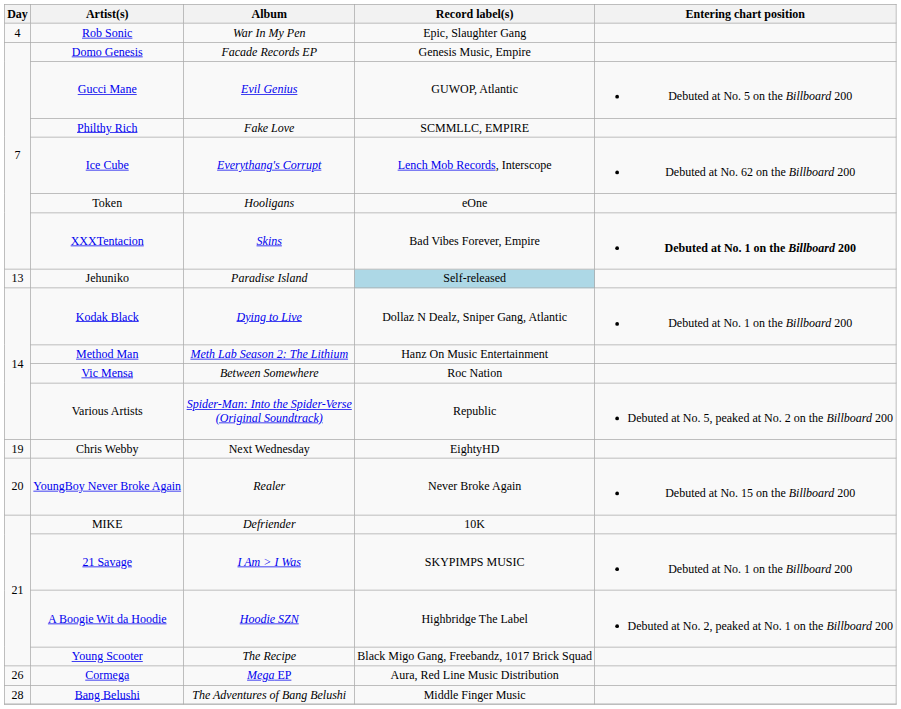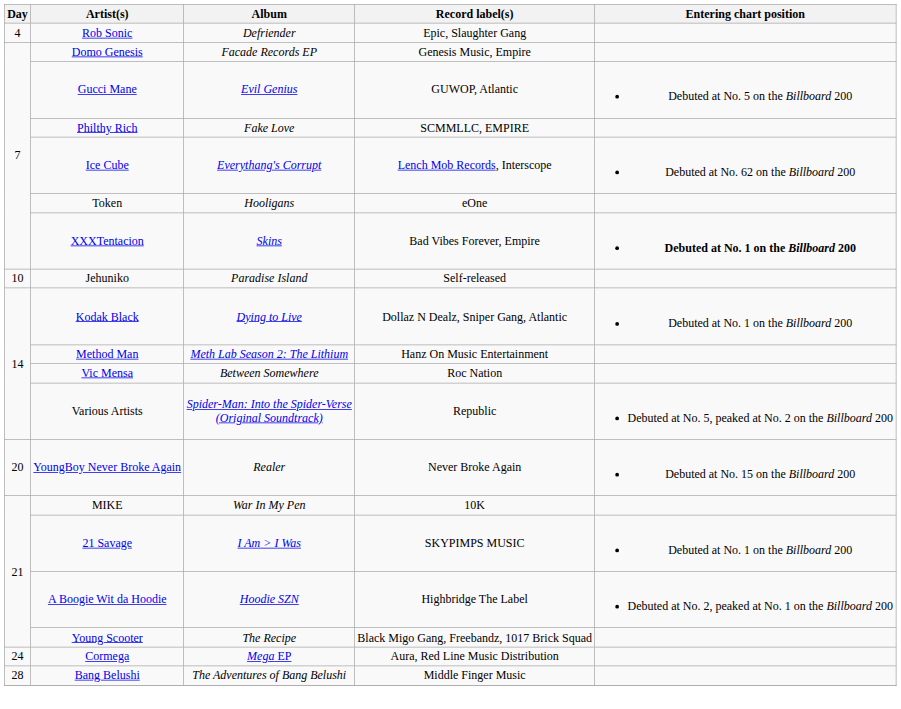(269, 33) War In My Pen -> (269, 33) Defriender
(17, 278) 13 -> (17, 278) 10
(475, 278) lightblue background -> (475, 278) no background
- row: (107, 448)
(269, 524) Defriender -> (269, 505) War In My Pen
(17, 675) 26 -> (17, 656) 24
